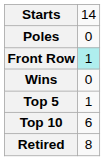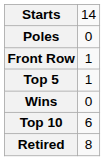(89, 58) paleturquoise background -> (89, 58) no background
rows swapped: (41, 79) <-> (41, 101)
